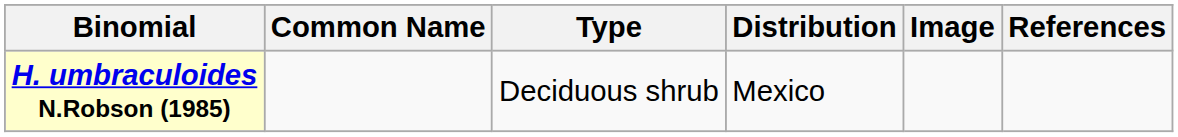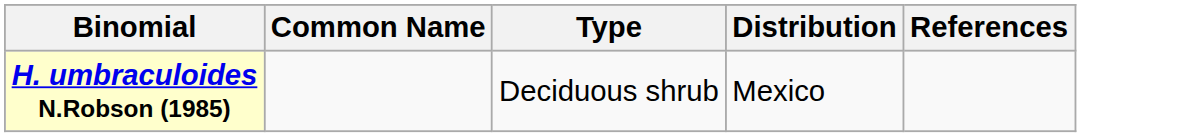- column: (952, 27)
